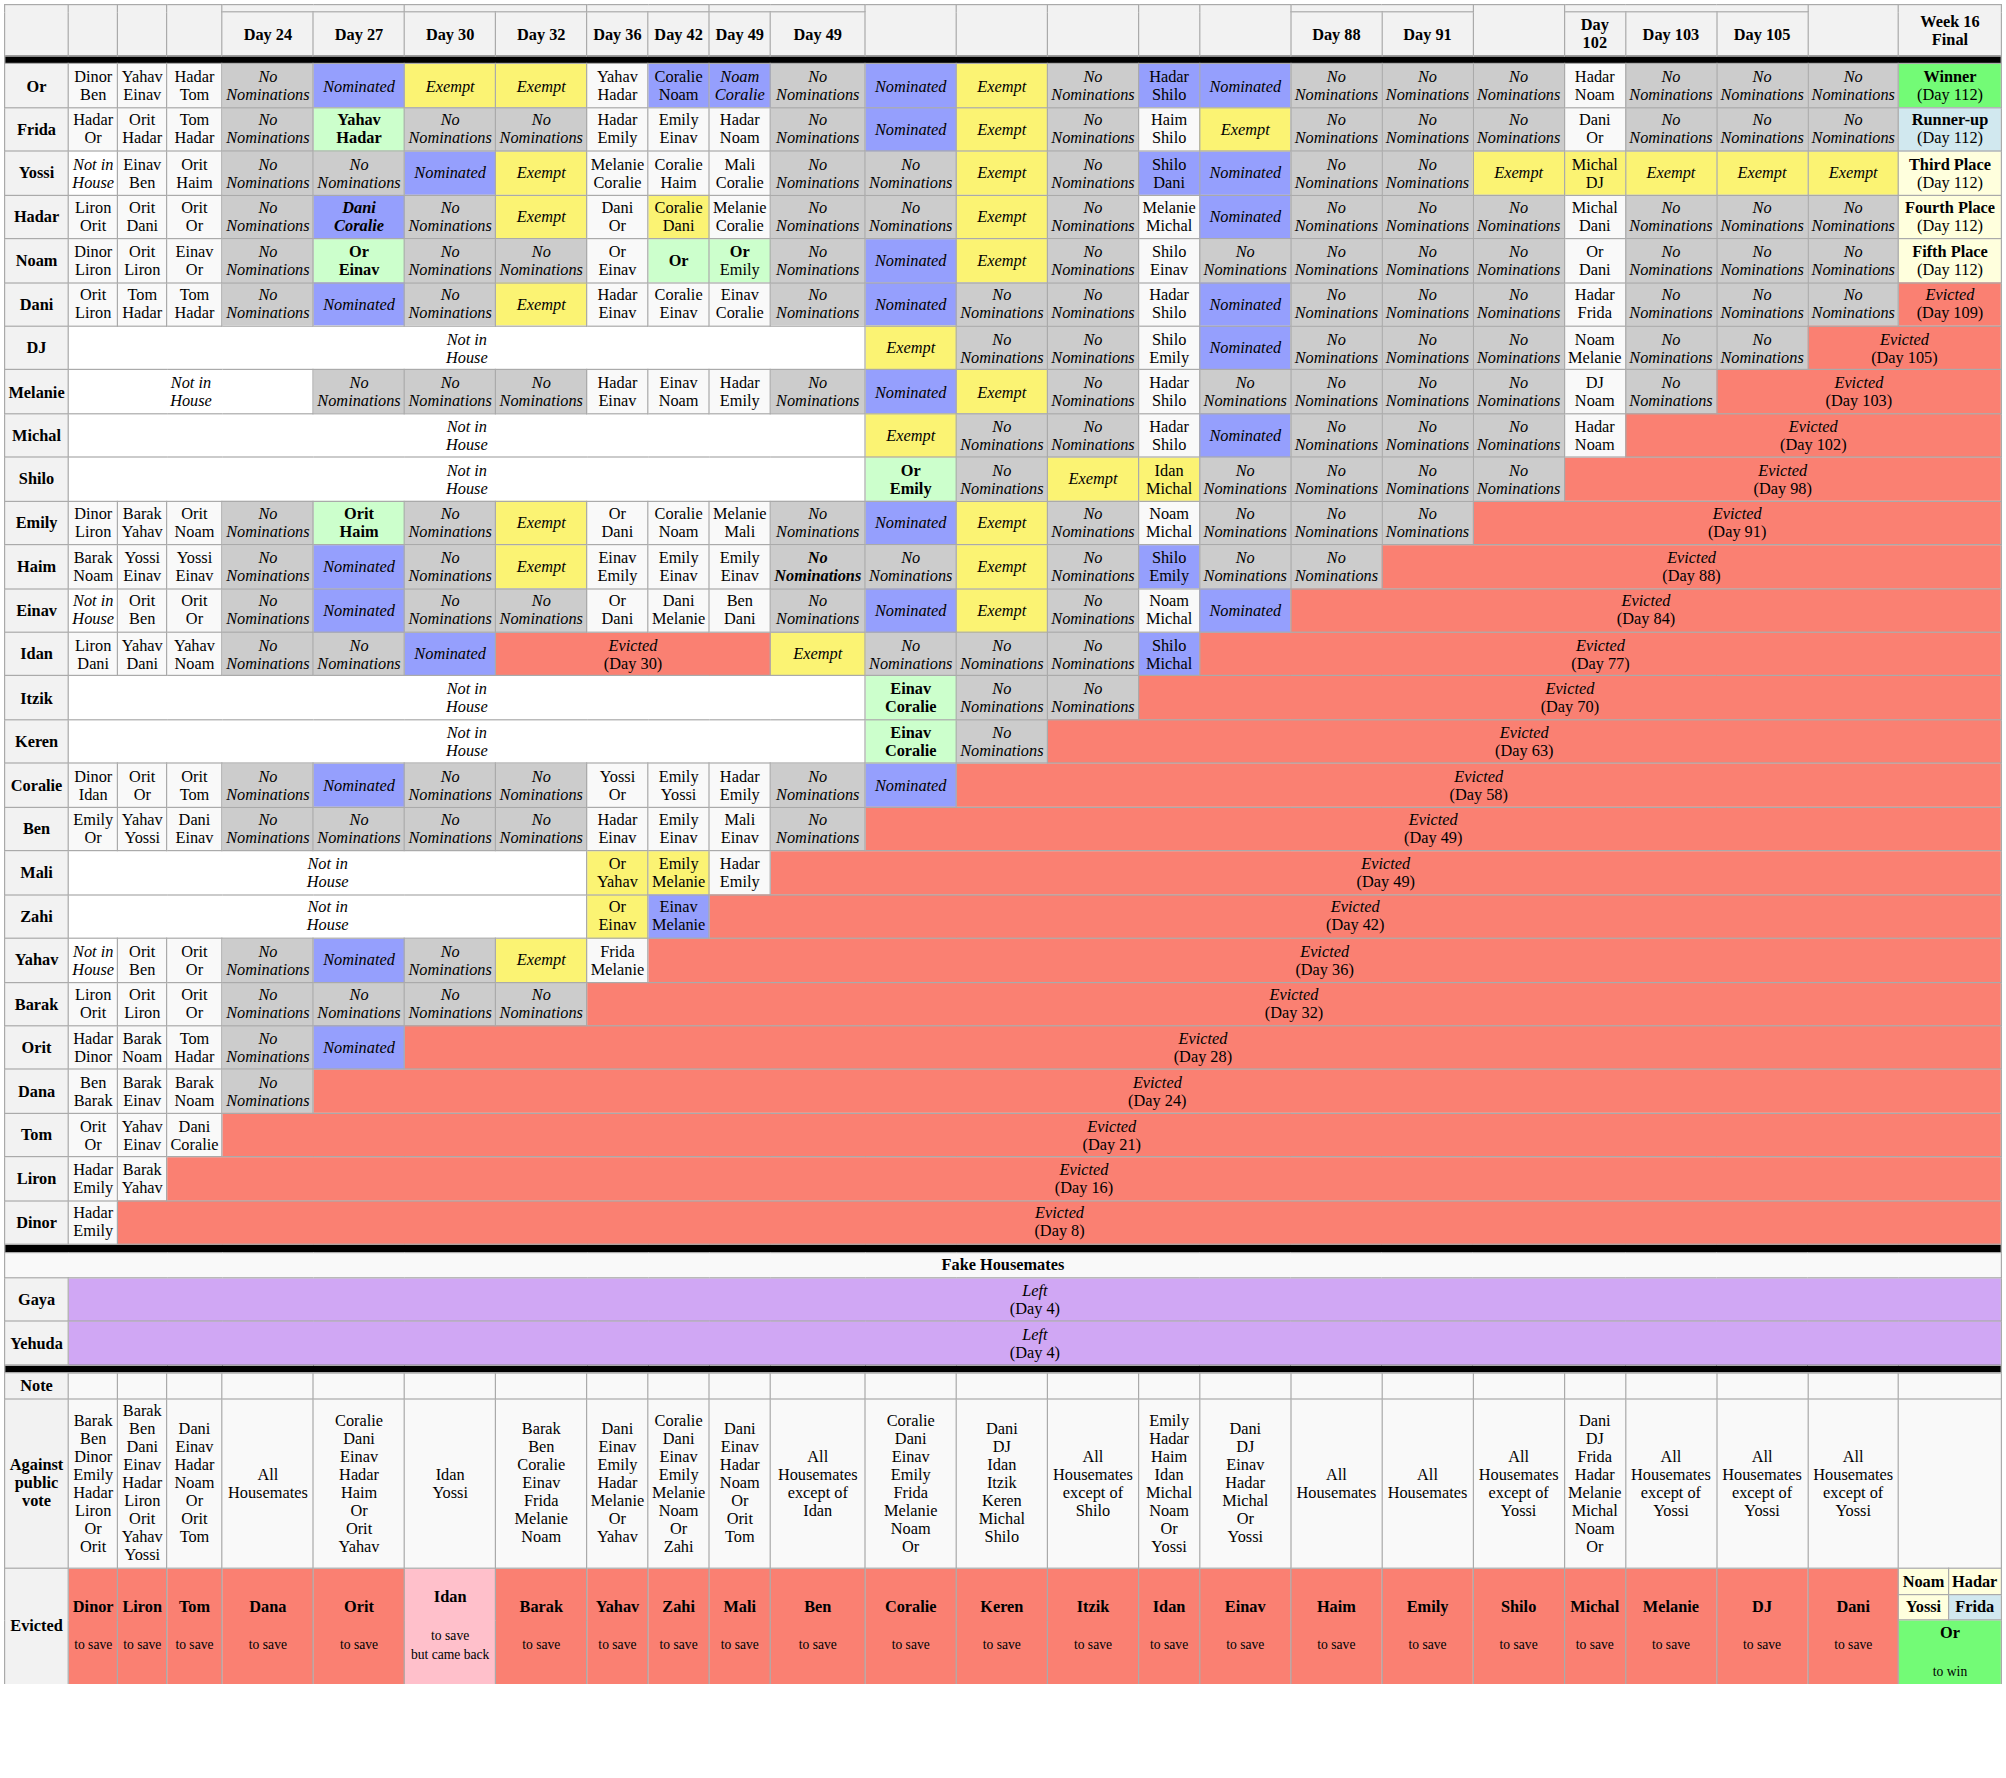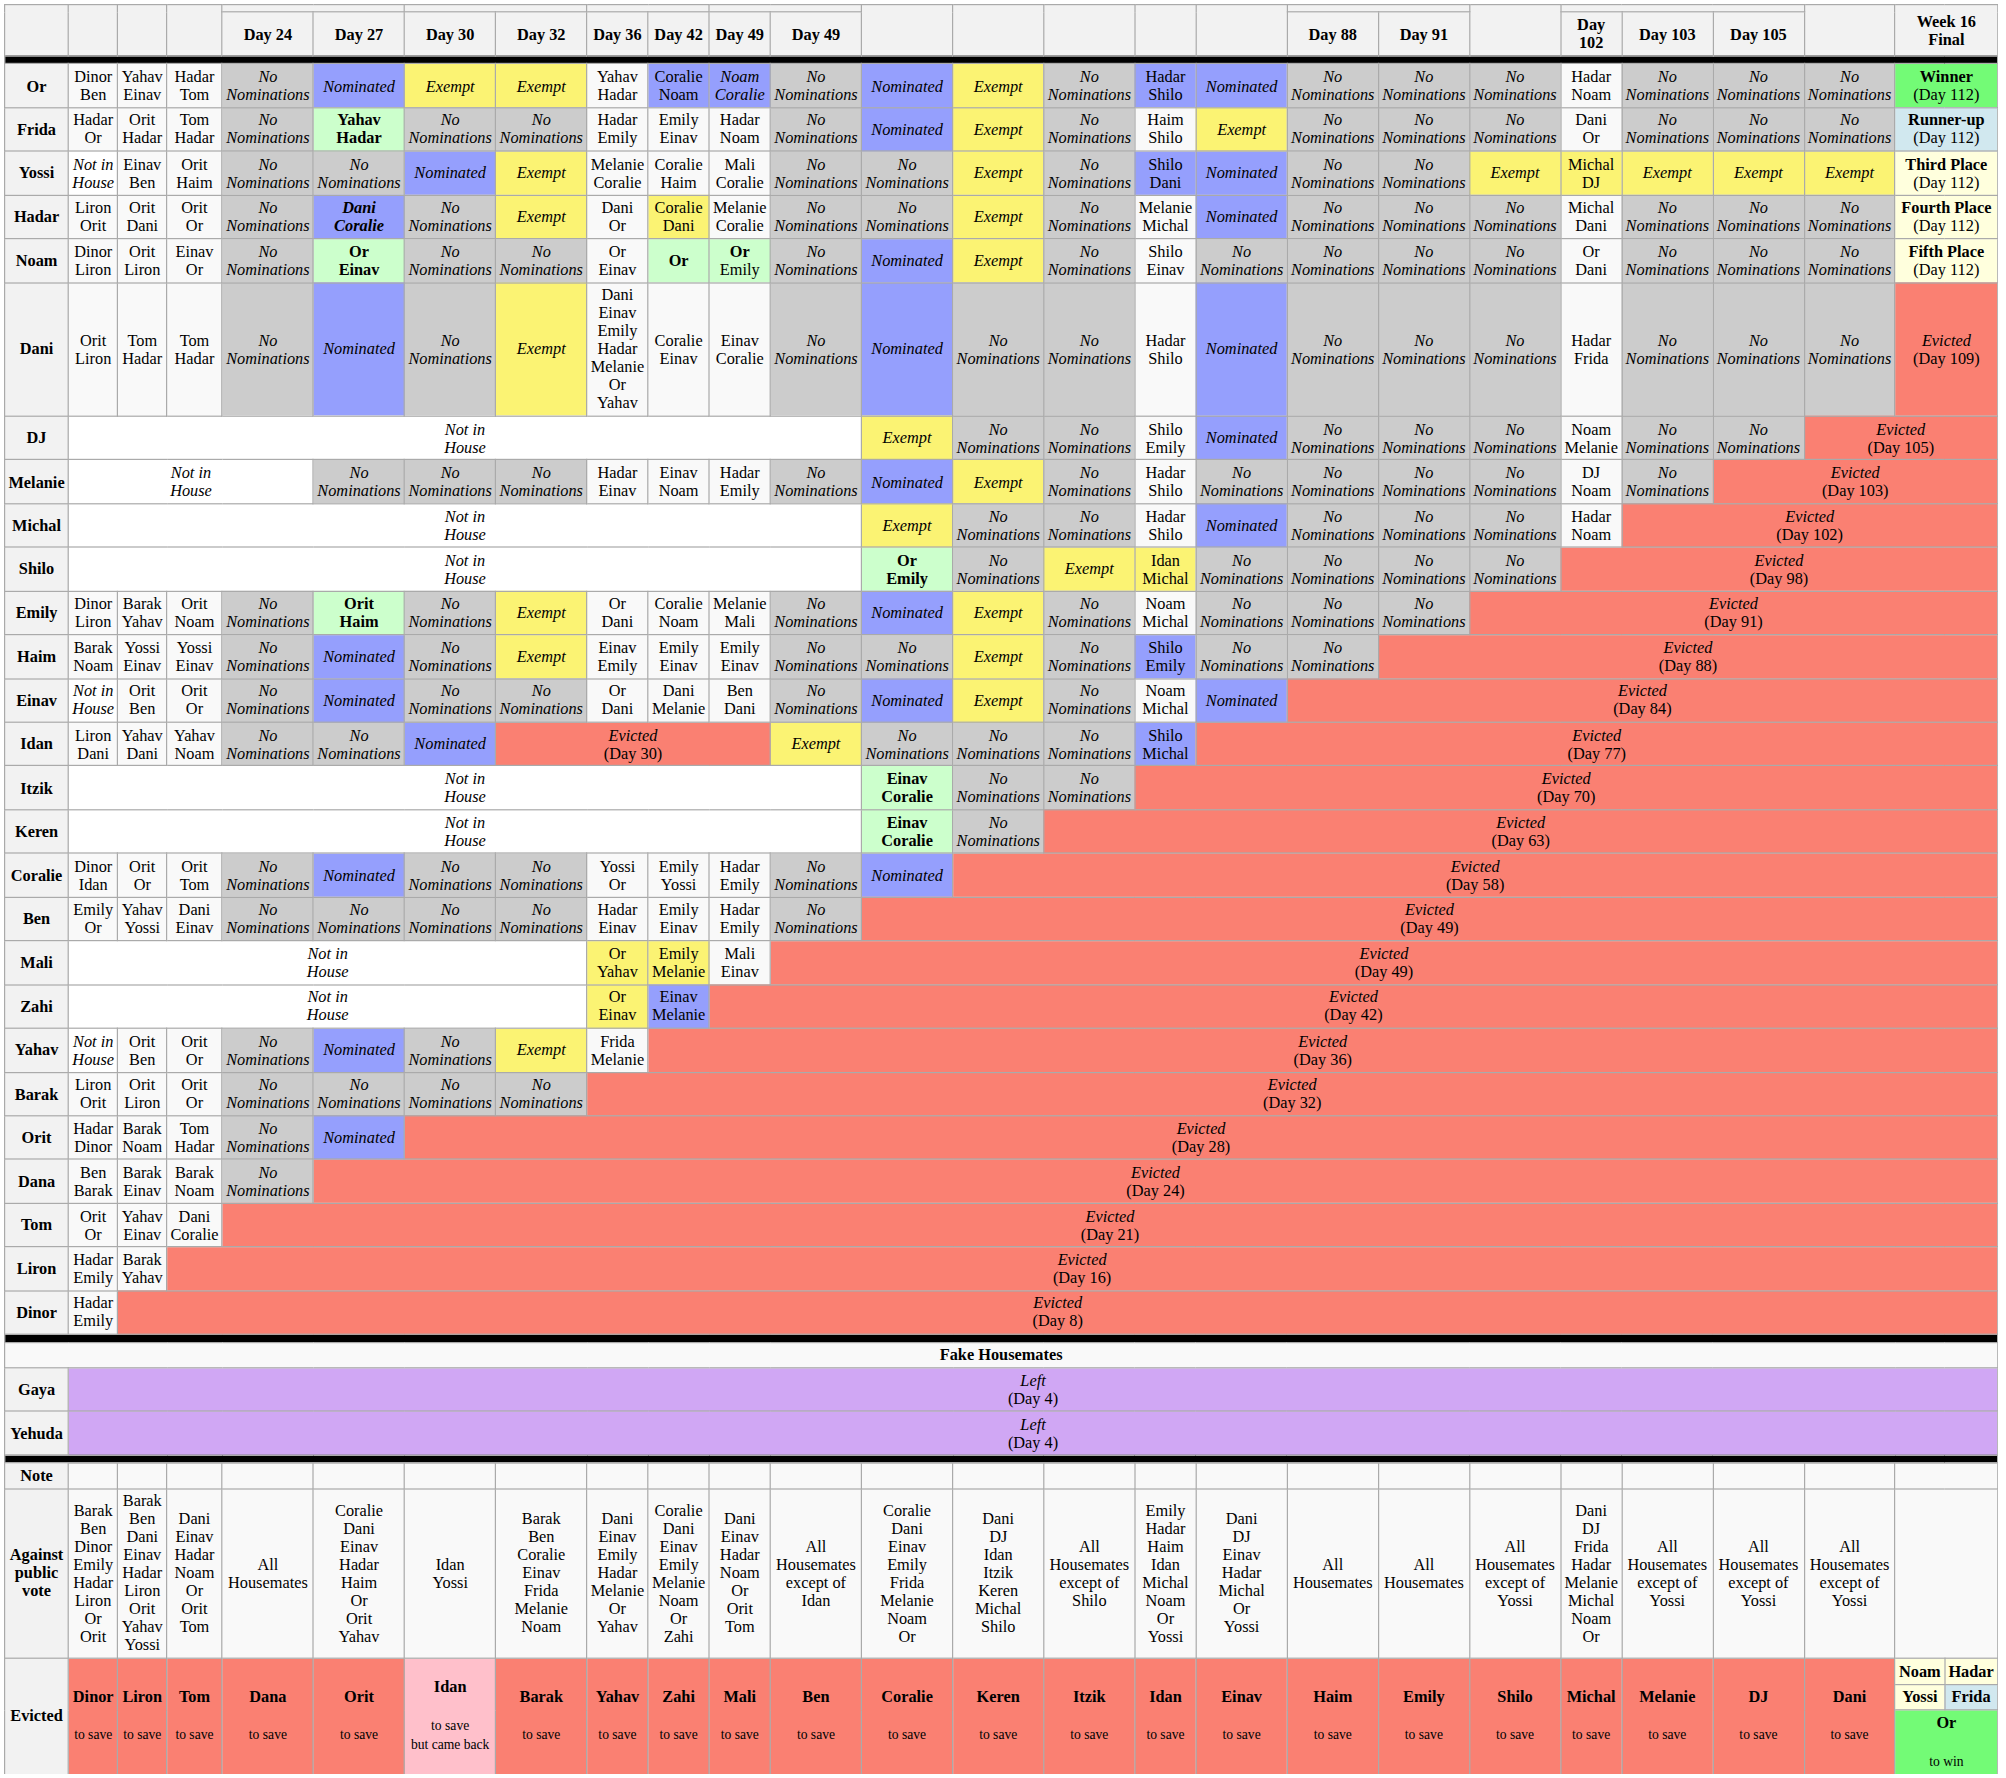(617, 304) Hadar Einav -> (617, 349) Dani Einav Emily Hadar Melanie Or Yahav
(818, 566) bold -> (816, 656) normal
(740, 829) Mali Einav -> (740, 919) Hadar Emily
(740, 872) Hadar Emily -> (740, 962) Mali Einav
